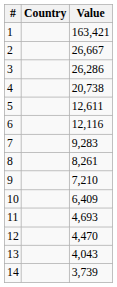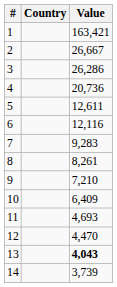(88, 87) 20,738 -> (88, 87) 20,736
(85, 254) normal -> (85, 254) bold
